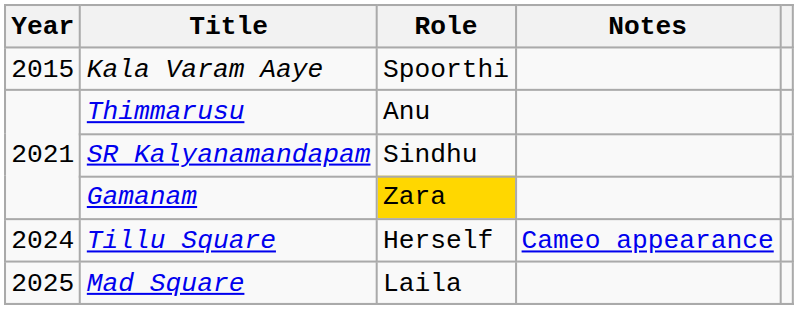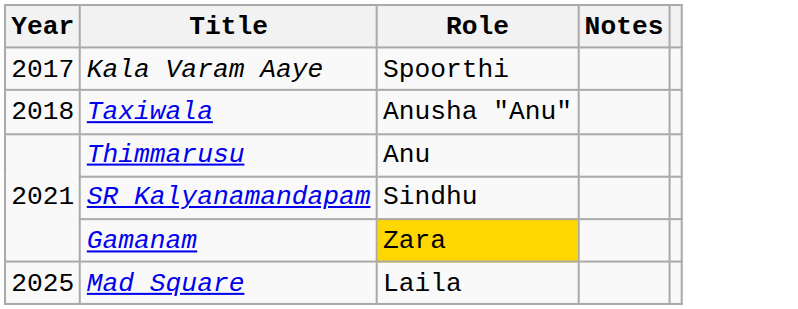(43, 69) 2015 -> (43, 69) 2017
+ row: (150, 112)
- row: (181, 240)
